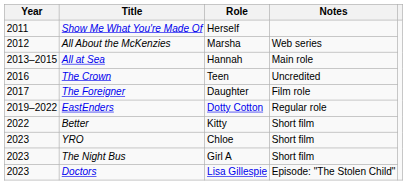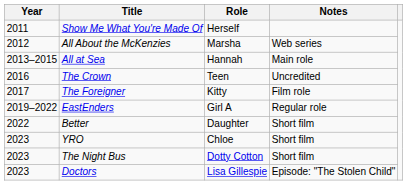(228, 92) Daughter -> (217, 92) Kitty
(235, 108) Dotty Cotton -> (219, 108) Girl A
(217, 124) Kitty -> (228, 124) Daughter
(219, 156) Girl A -> (235, 156) Dotty Cotton
